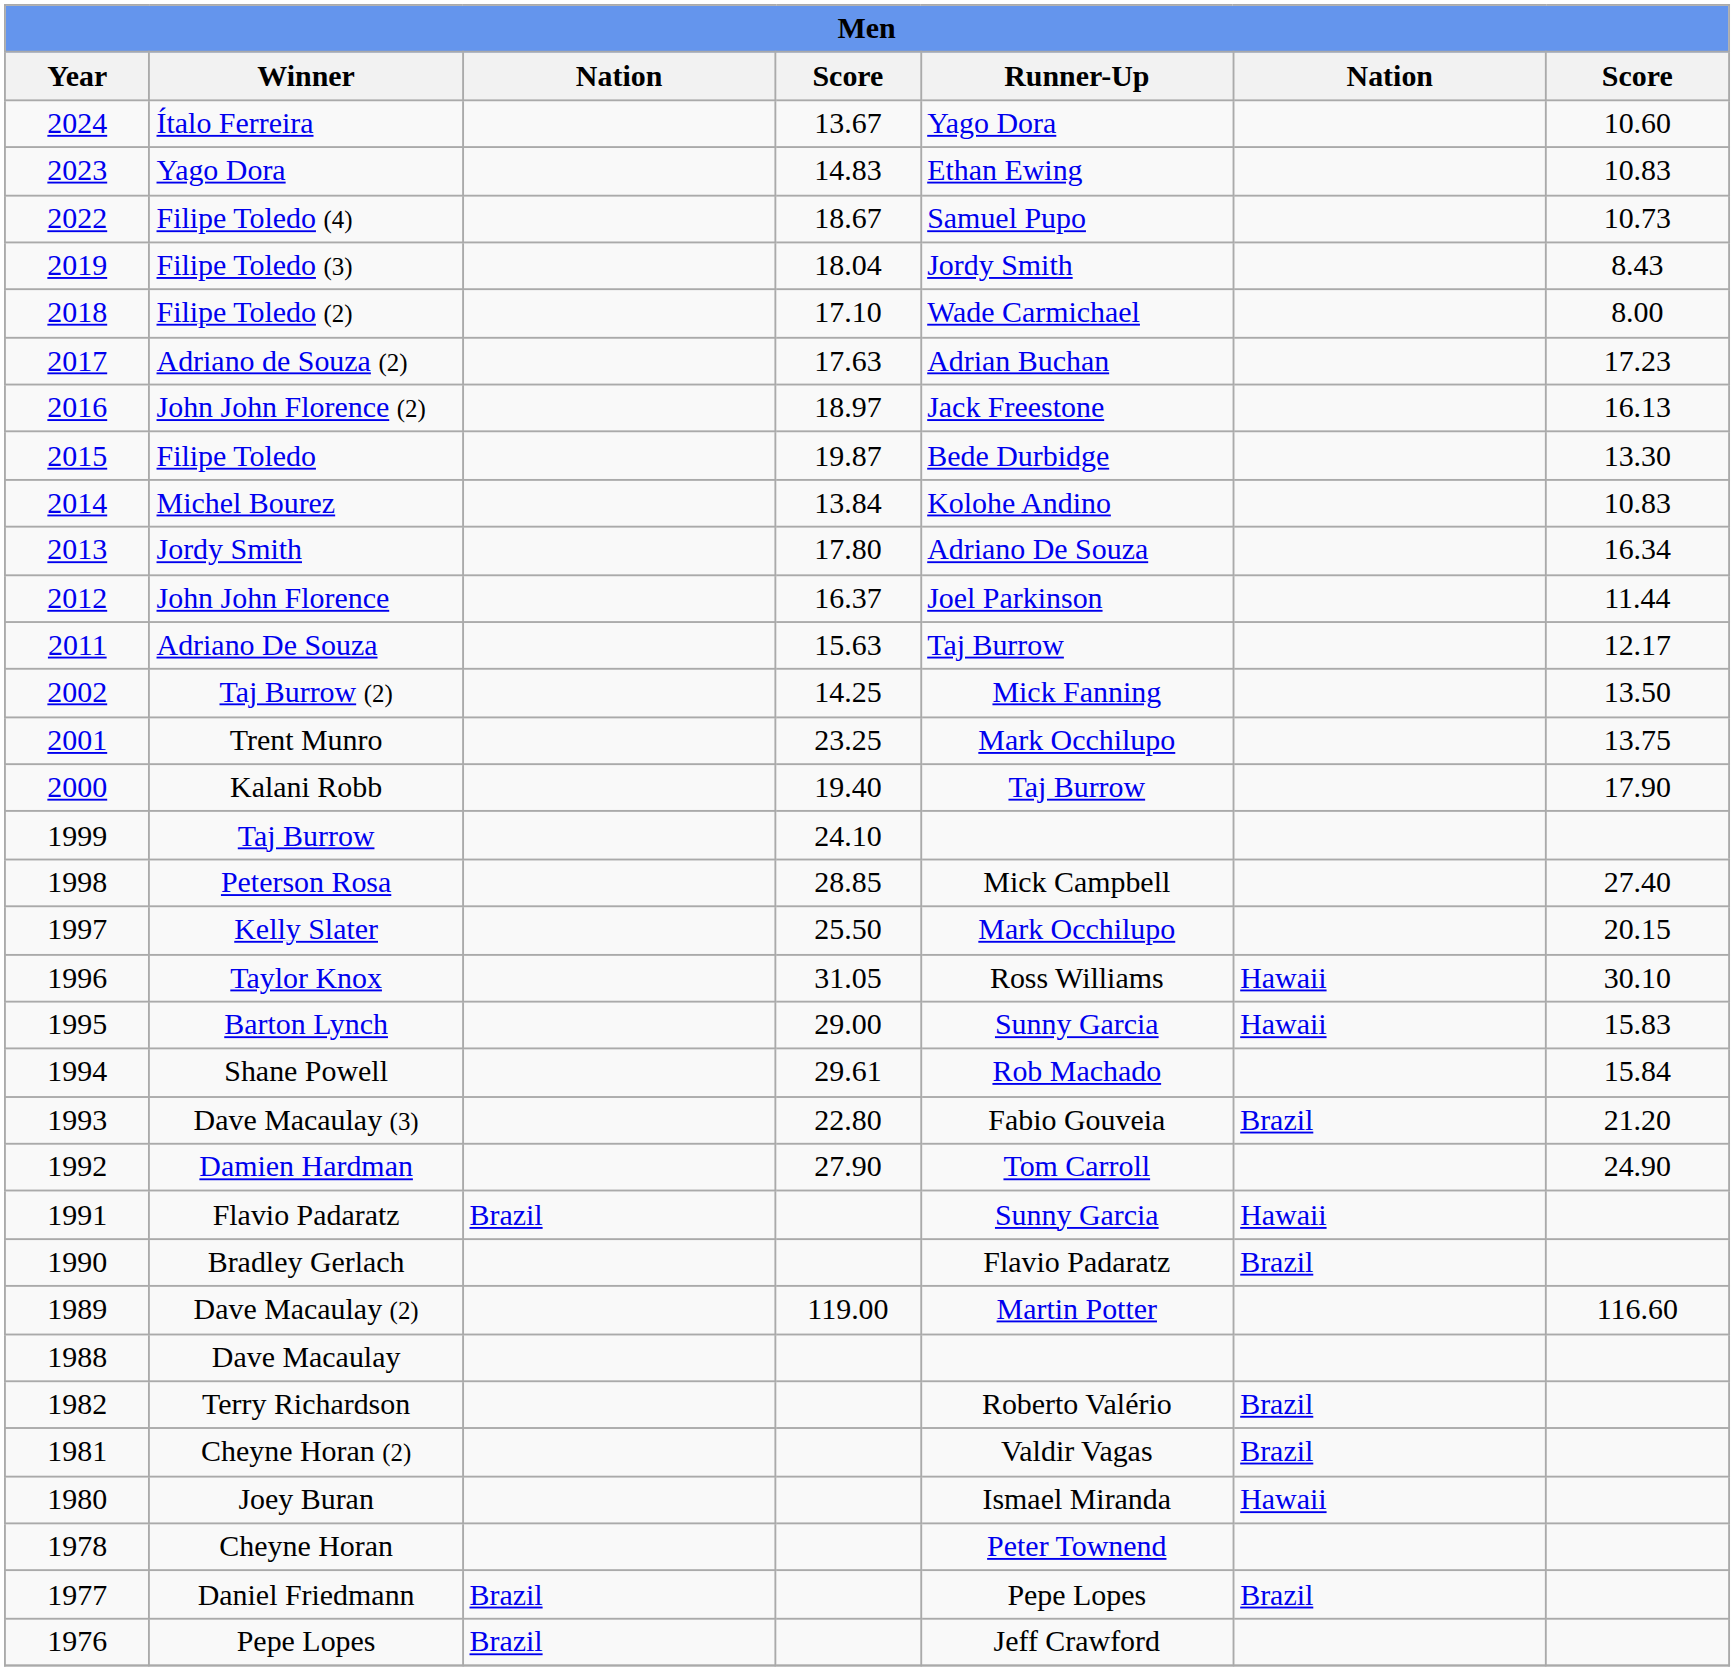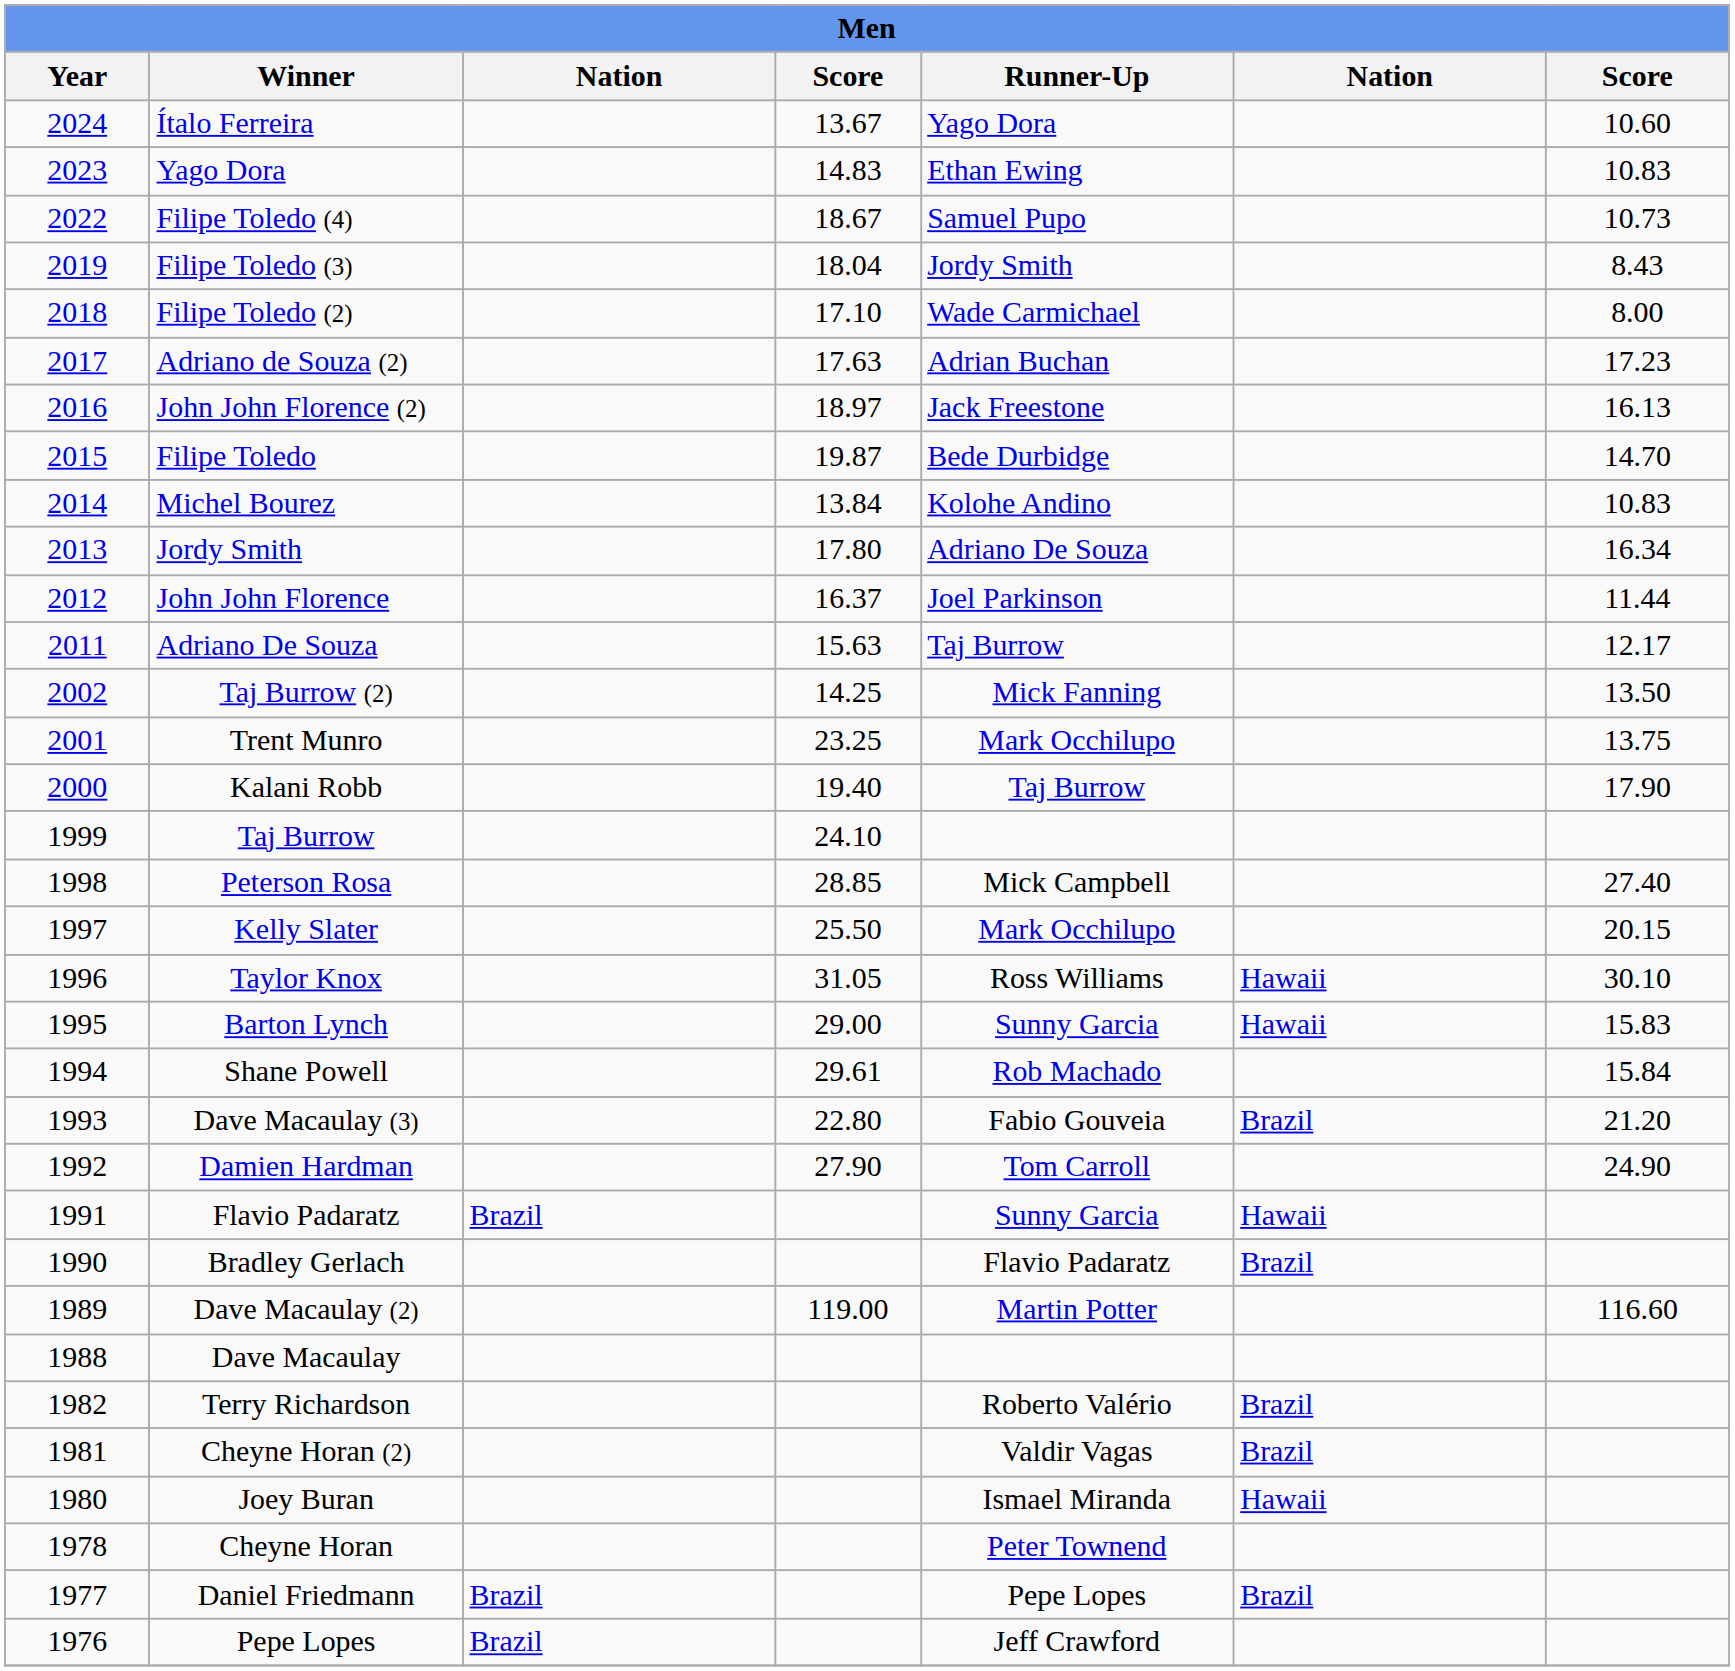(1637, 455) 13.30 -> (1637, 455) 14.70
